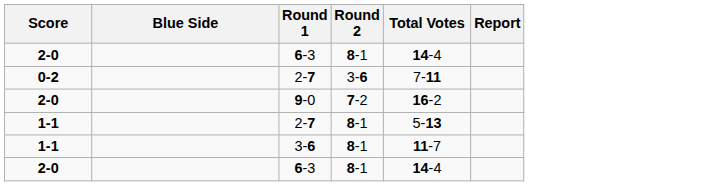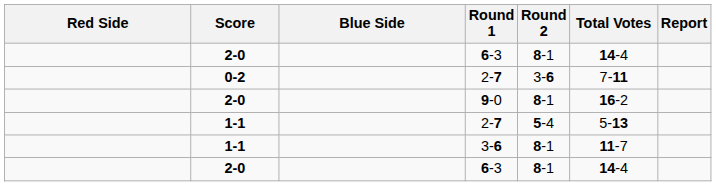+ column: (98, 24)
(357, 100) 7-2 -> (544, 100) 8-1
(357, 123) 8-1 -> (544, 123) 5-4
